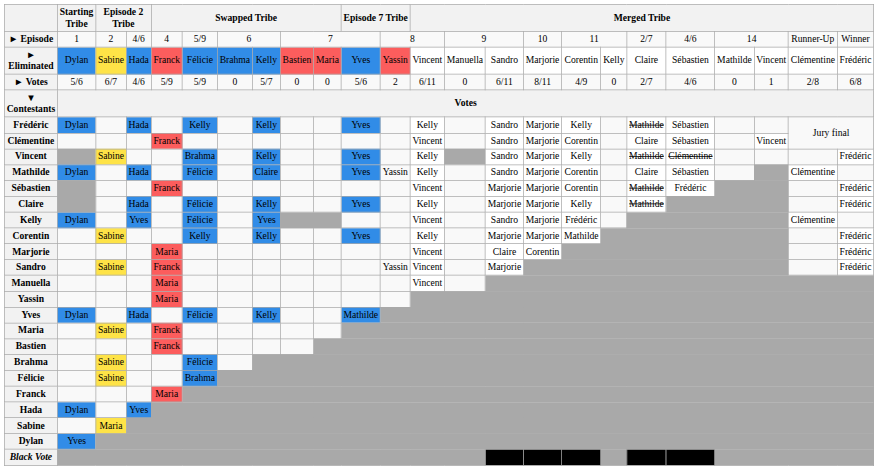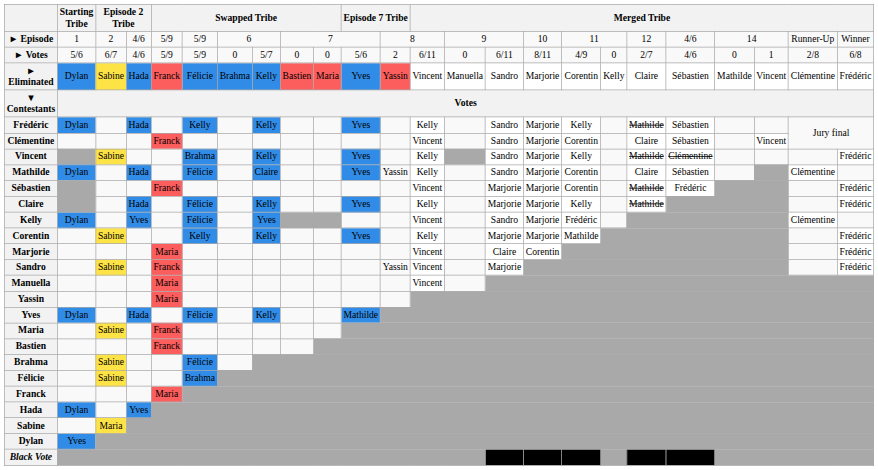(167, 39) 4 -> (167, 39) 5/9
(646, 39) 2/7 -> (646, 39) 12
rows swapped: (31, 60) <-> (31, 82)
